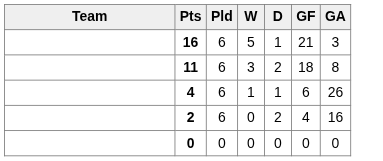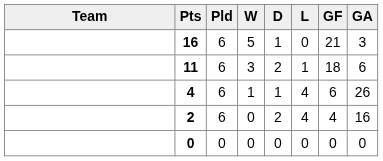+ column: (305, 17)
(335, 67) 8 -> (362, 67) 6
